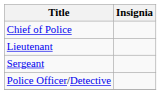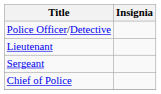rows swapped: (39, 30) <-> (59, 81)
